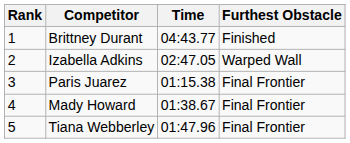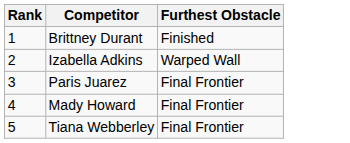- column: (188, 15)
